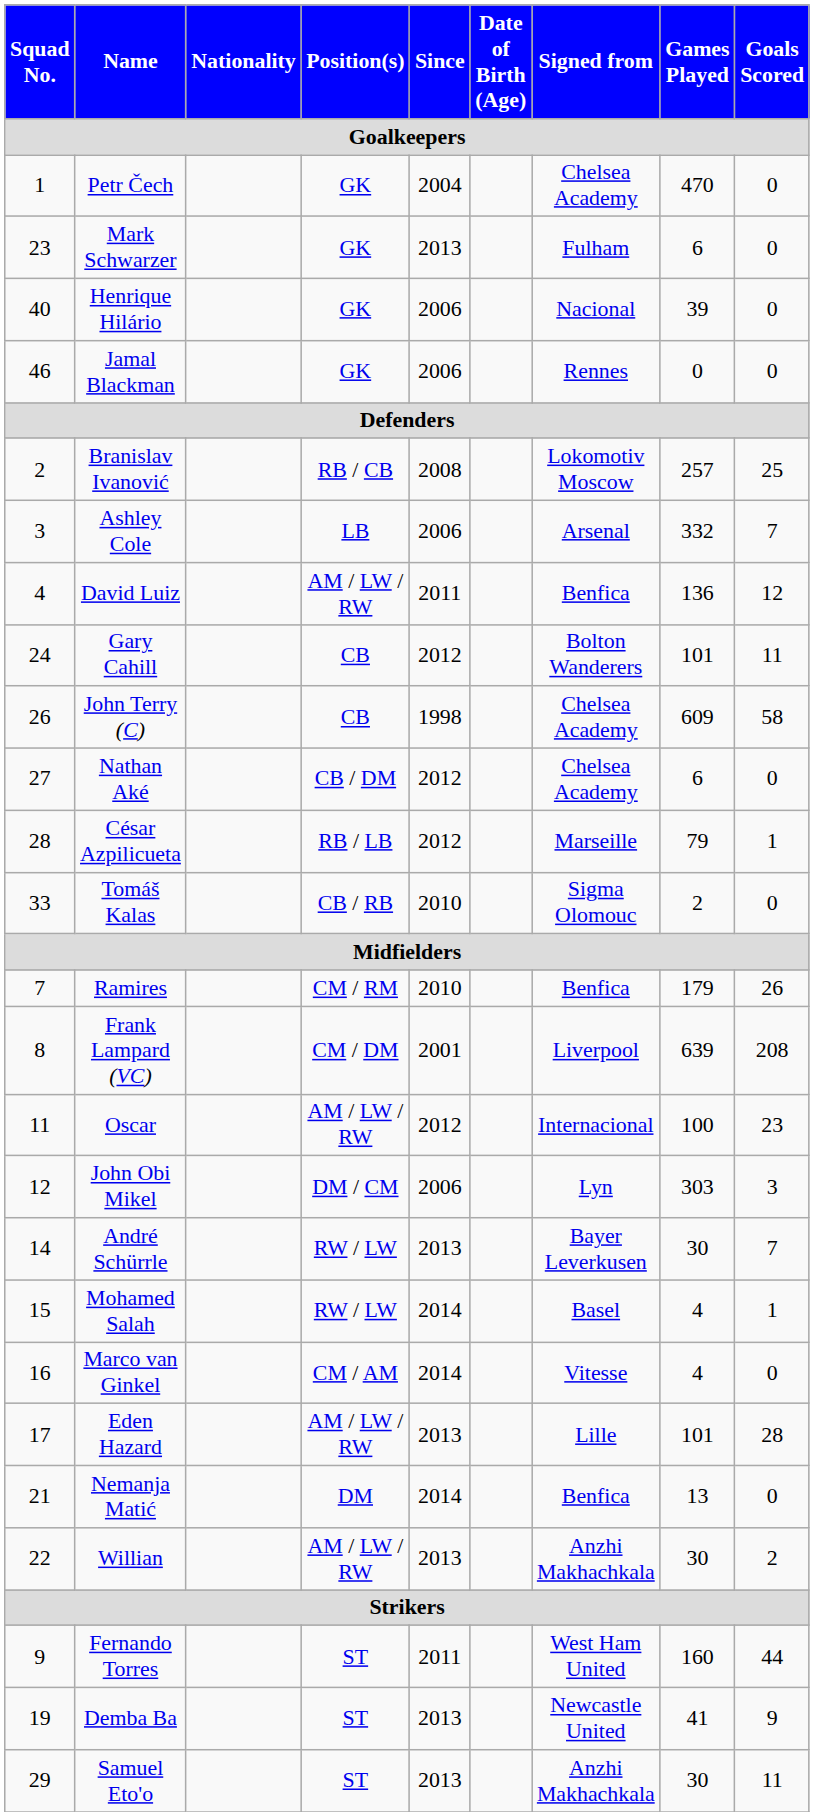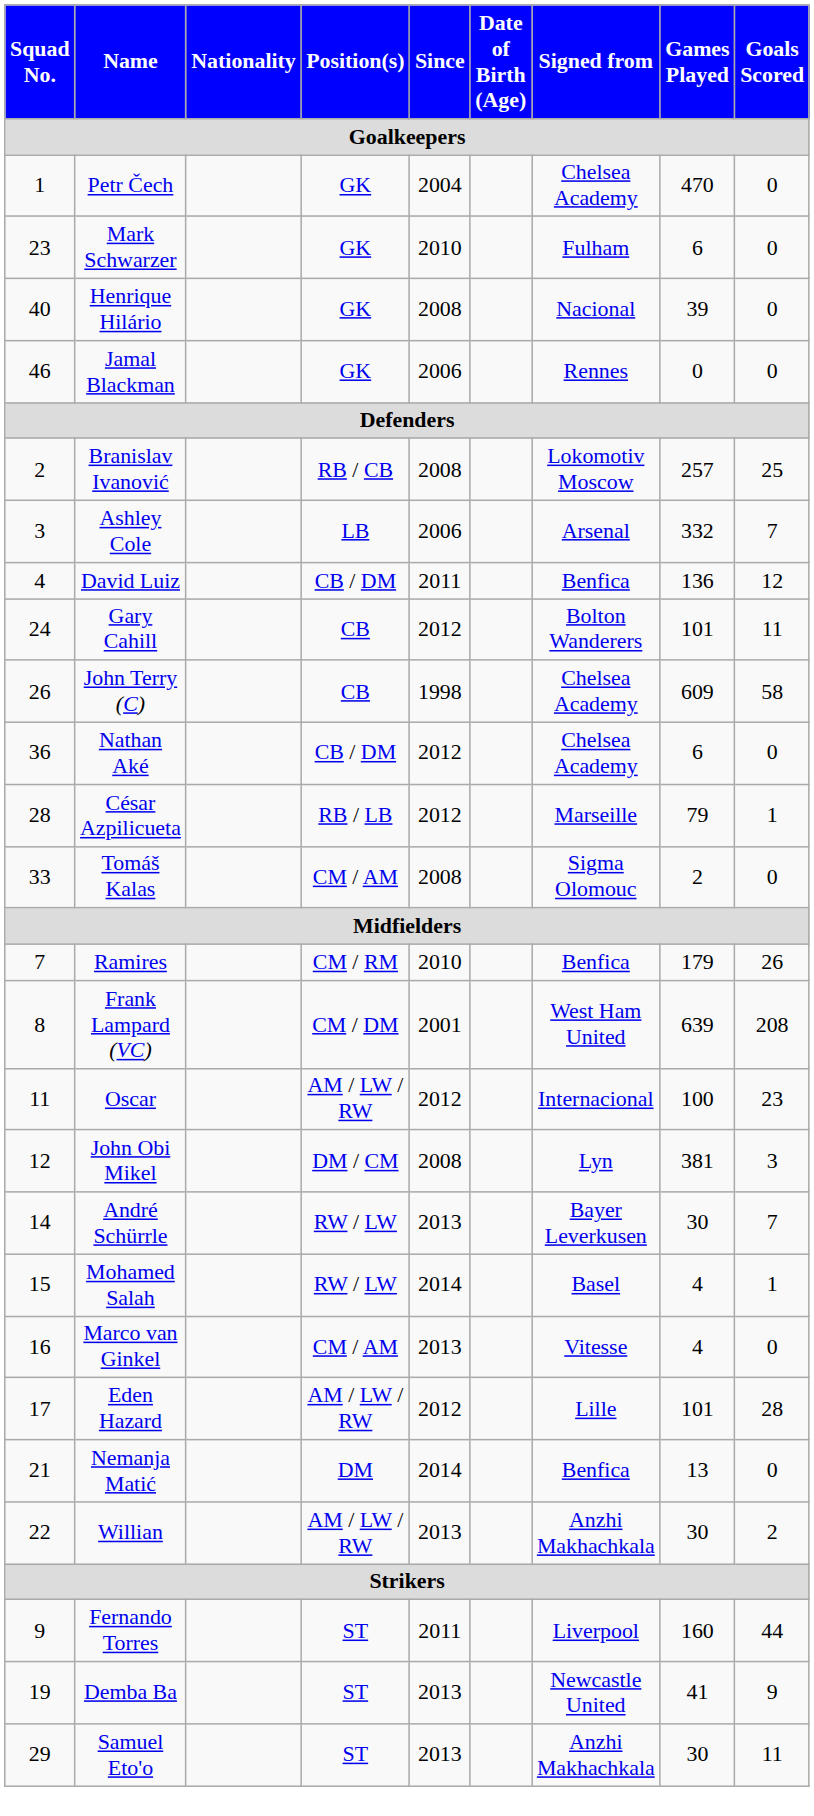(440, 247) 2013 -> (440, 247) 2010
(440, 309) 2006 -> (440, 309) 2008
(355, 593) AM / LW / RW -> (355, 580) CB / DM
(40, 779) 27 -> (40, 753) 36
(355, 903) CB / RB -> (355, 877) CM / AM
(440, 903) 2010 -> (440, 877) 2008
(596, 1050) Liverpool -> (596, 1024) West Ham United
(440, 1186) 2006 -> (440, 1161) 2008
(697, 1186) 303 -> (697, 1161) 381
(440, 1372) 2014 -> (440, 1346) 2013
(440, 1434) 2013 -> (440, 1408) 2012
(596, 1656) West Ham United -> (596, 1630) Liverpool
